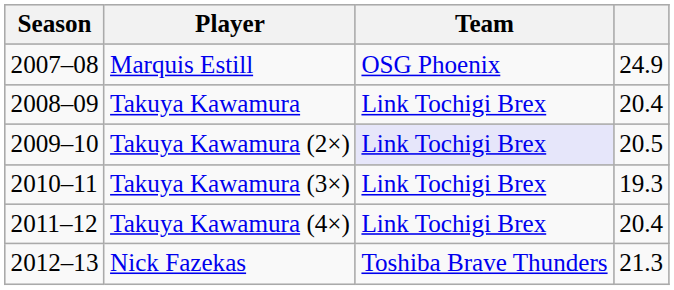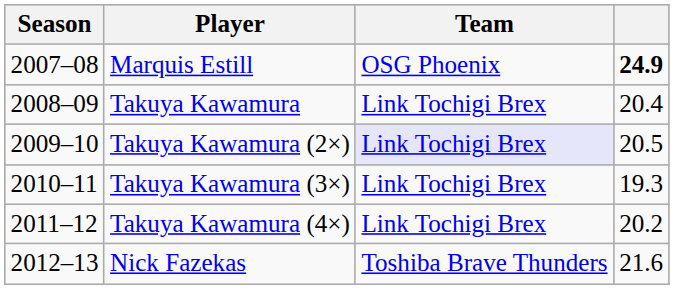(641, 64) normal -> (641, 64) bold
(641, 223) 20.4 -> (641, 223) 20.2
(641, 263) 21.3 -> (641, 263) 21.6
